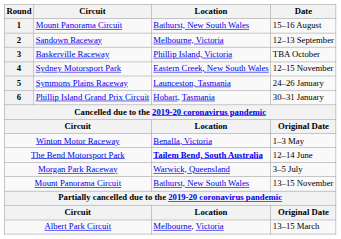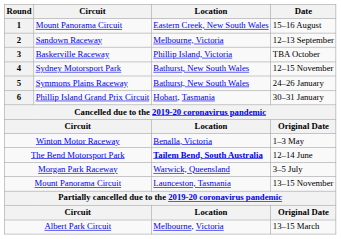(201, 25) Bathurst, New South Wales -> (211, 25) Eastern Creek, New South Wales
(211, 68) Eastern Creek, New South Wales -> (201, 68) Bathurst, New South Wales
(192, 83) Launceston, Tasmania -> (201, 83) Bathurst, New South Wales
(201, 183) Bathurst, New South Wales -> (192, 183) Launceston, Tasmania
